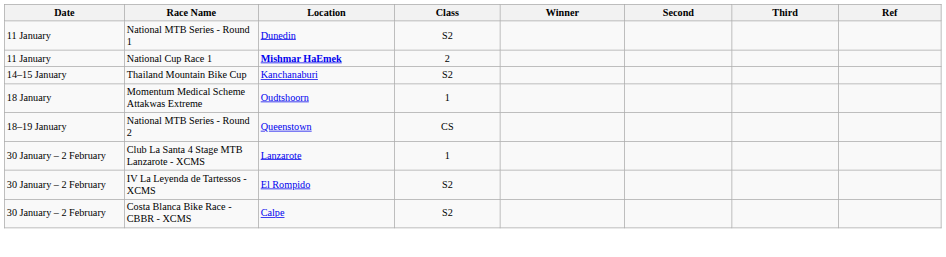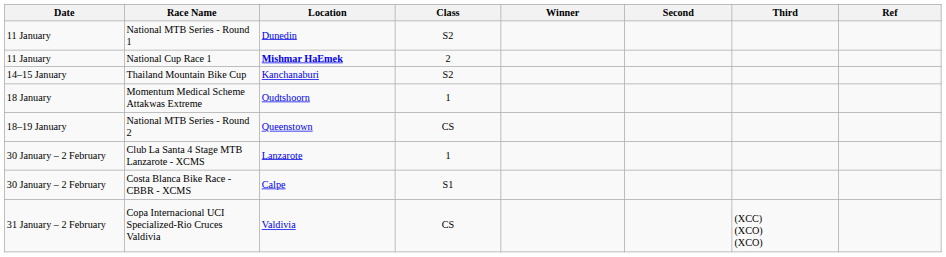- row: (187, 184)
(447, 213) S2 -> (448, 184) S1
+ row: (175, 225)
